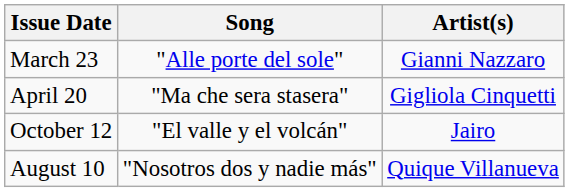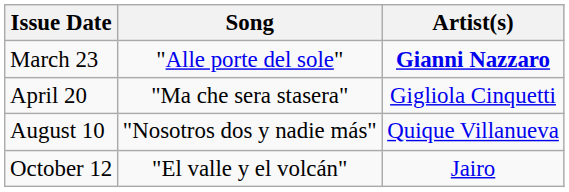(473, 58) normal -> (473, 58) bold
rows swapped: (57, 167) <-> (61, 131)
